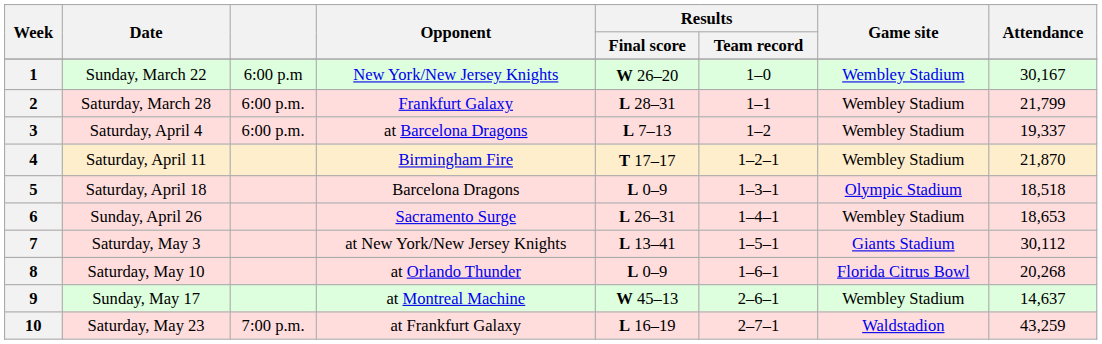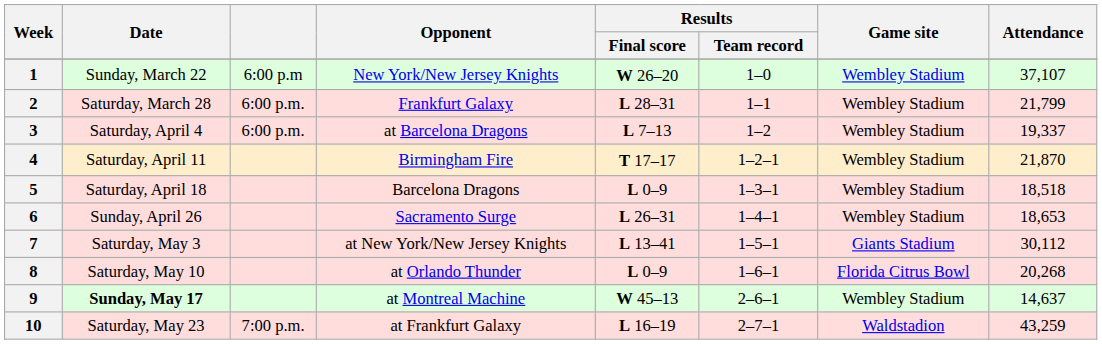(1043, 74) 30,167 -> (1043, 74) 37,107
(903, 188) Olympic Stadium -> (903, 188) Wembley Stadium
(146, 298) normal -> (146, 298) bold
